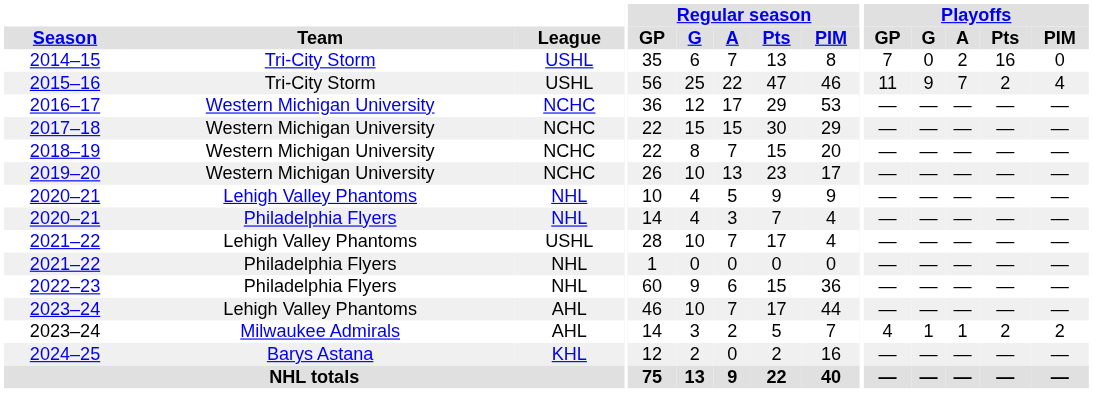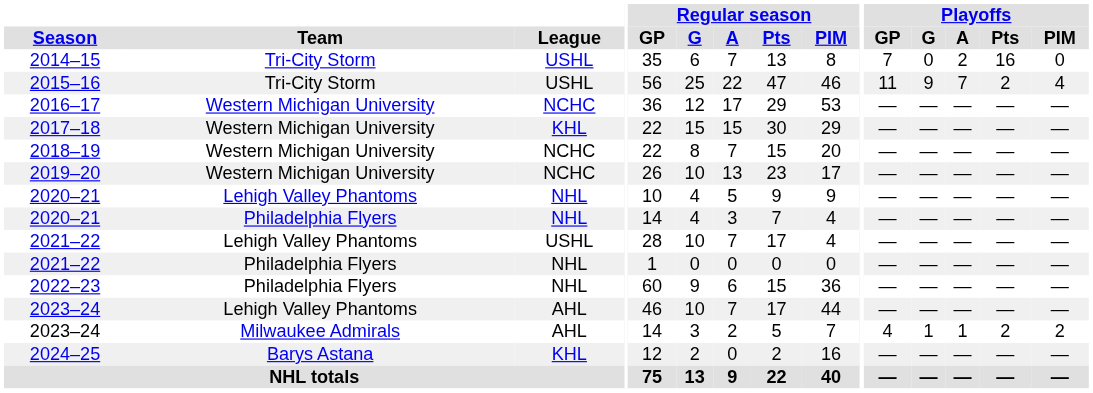(569, 128) NCHC -> (569, 128) KHL
